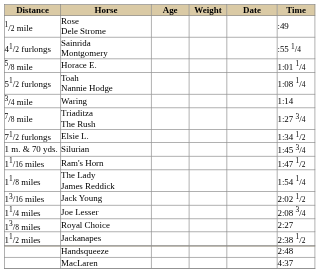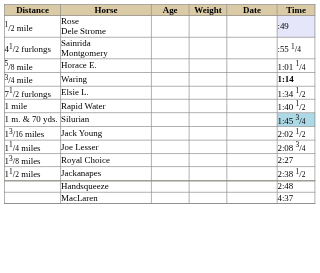(283, 26) no background -> (283, 26) lavender background
- row: (28, 83)
(285, 101) normal -> (286, 79) bold
- row: (19, 118)
+ row: (16, 106)
(291, 149) no background -> (291, 119) lightblue background
- row: (24, 163)
- row: (23, 180)
